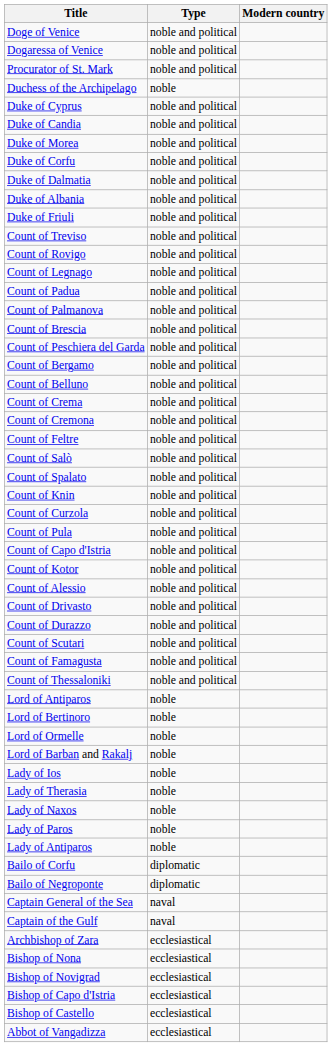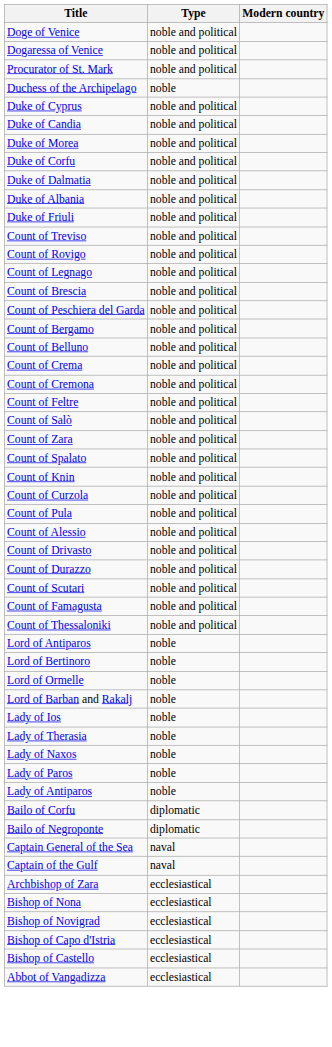- row: (43, 291)
- row: (55, 310)
+ row: (40, 439)
- row: (59, 550)
- row: (43, 569)
